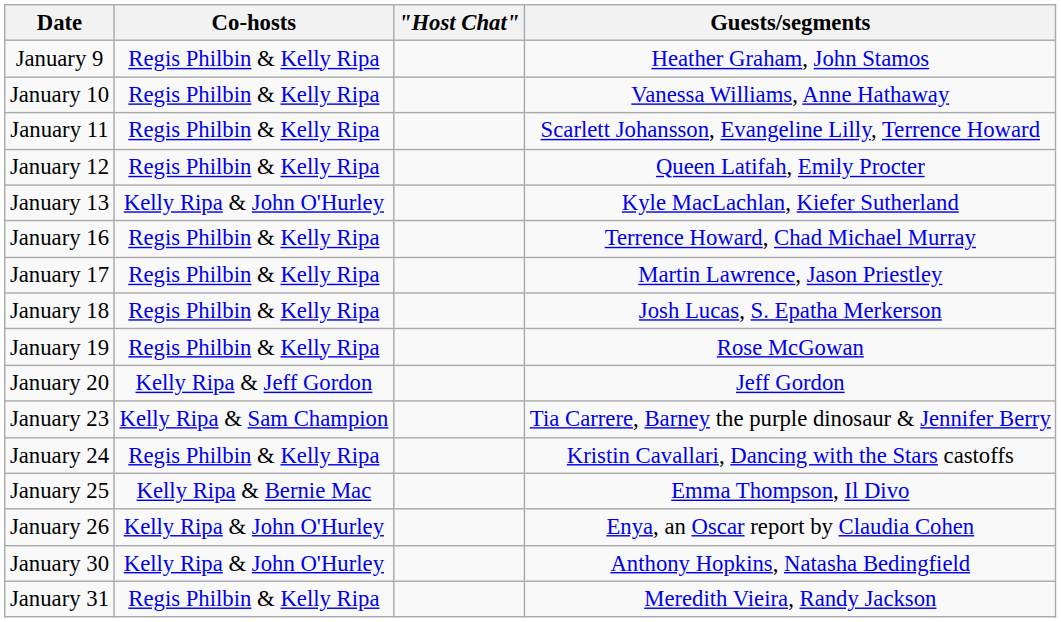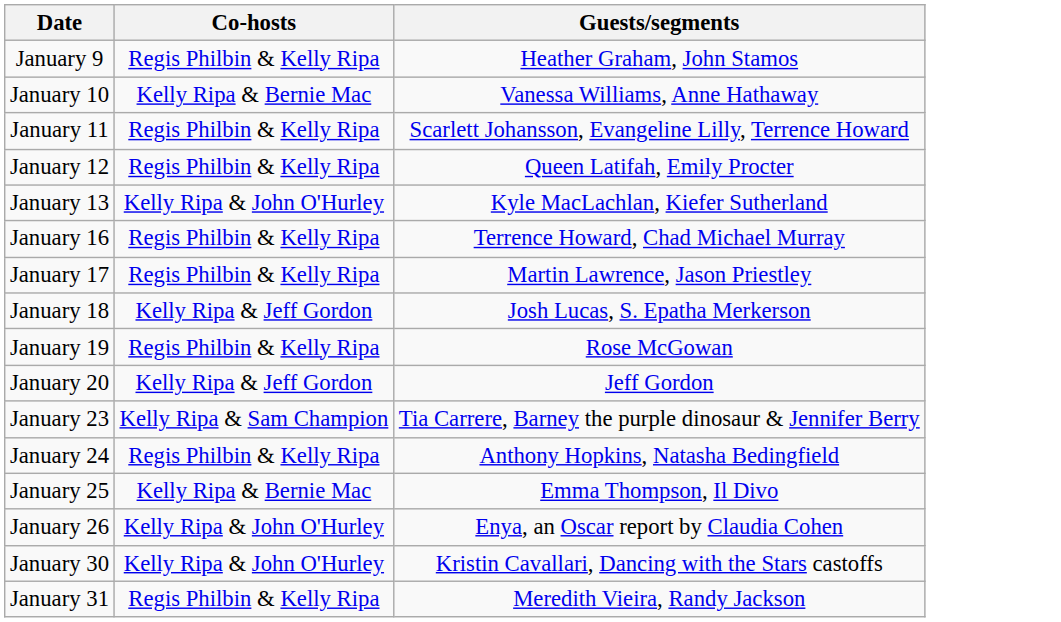- column: (459, 22)
(254, 94) Regis Philbin & Kelly Ripa -> (254, 94) Kelly Ripa & Bernie Mac
(254, 310) Regis Philbin & Kelly Ripa -> (254, 310) Kelly Ripa & Jeff Gordon
(790, 454) Kristin Cavallari, Dancing with the Stars castoffs -> (659, 454) Anthony Hopkins, Natasha Bedingfield
(790, 563) Anthony Hopkins, Natasha Bedingfield -> (659, 563) Kristin Cavallari, Dancing with the Stars castoffs
